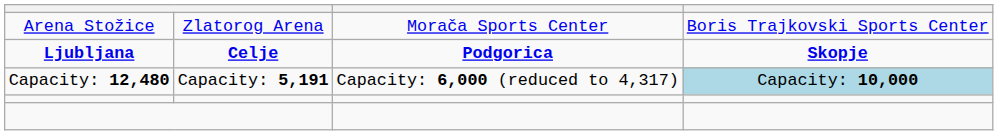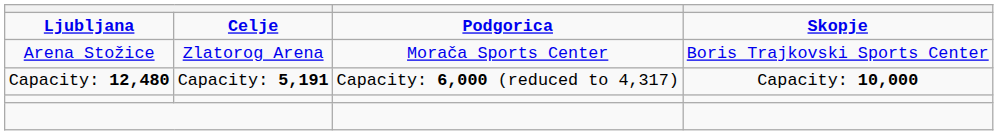rows swapped: (89, 54) <-> (89, 26)
(838, 81) lightblue background -> (838, 81) no background
